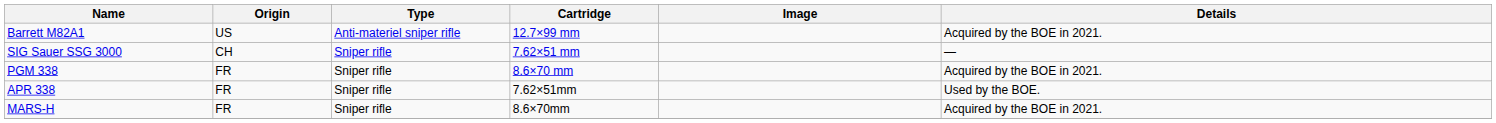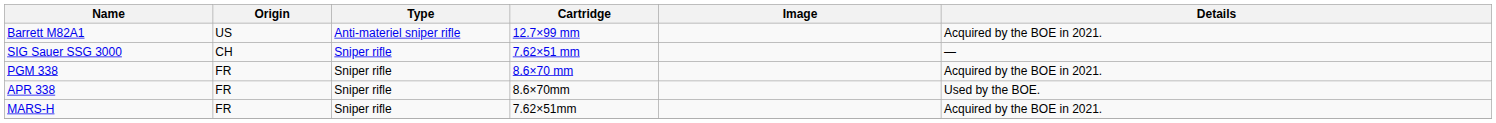(545, 90) 7.62×51mm -> (541, 90) 8.6×70mm
(541, 109) 8.6×70mm -> (545, 109) 7.62×51mm
